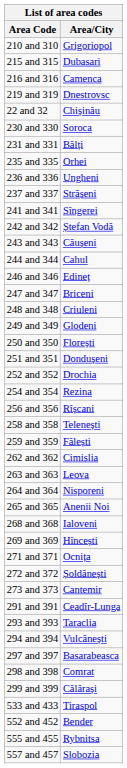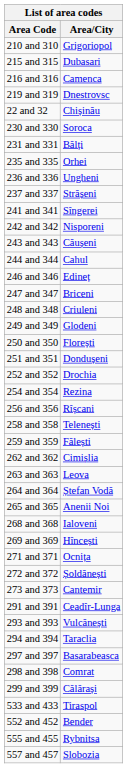(88, 227) Ștefan Vodă -> (83, 227) Nisporeni
(83, 491) Nisporeni -> (88, 491) Ștefan Vodă
(80, 623) Taraclia -> (85, 623) Vulcănești
(85, 639) Vulcănești -> (80, 639) Taraclia
